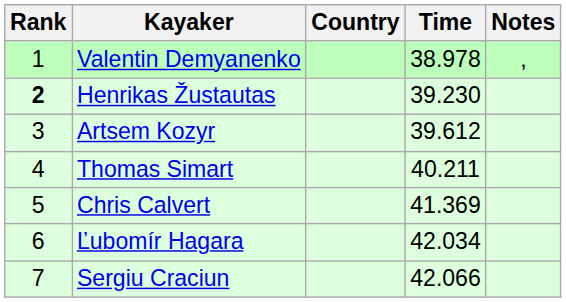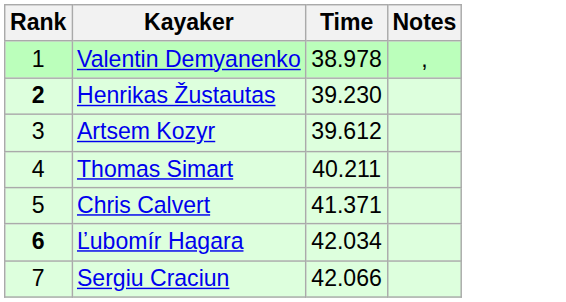- column: (355, 22)
(445, 205) 41.369 -> (347, 205) 41.371
(38, 242) normal -> (38, 242) bold
